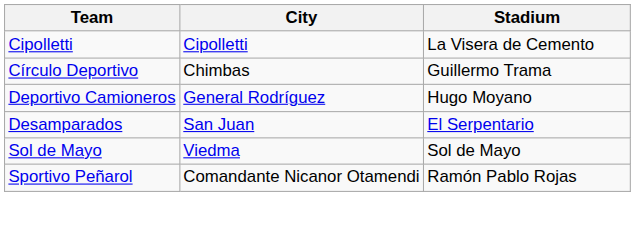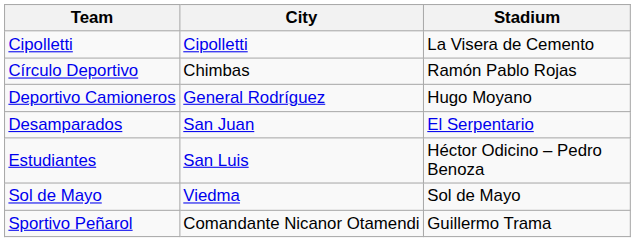(489, 71) Guillermo Trama -> (502, 71) Ramón Pablo Rojas
+ row: (52, 160)
(502, 177) Ramón Pablo Rojas -> (489, 223) Guillermo Trama
